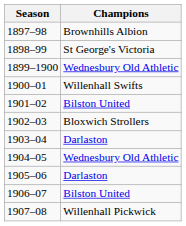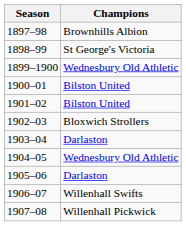(103, 85) Willenhall Swifts -> (97, 85) Bilston United
(97, 193) Bilston United -> (103, 193) Willenhall Swifts
